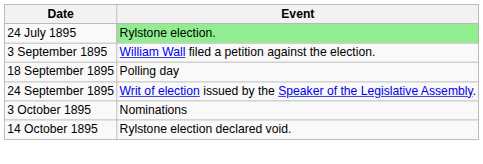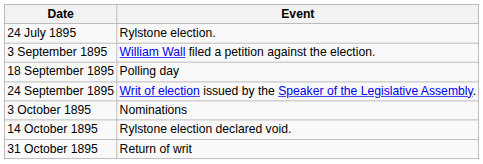(168, 33) lightgreen background -> (168, 33) no background
+ row: (52, 149)
